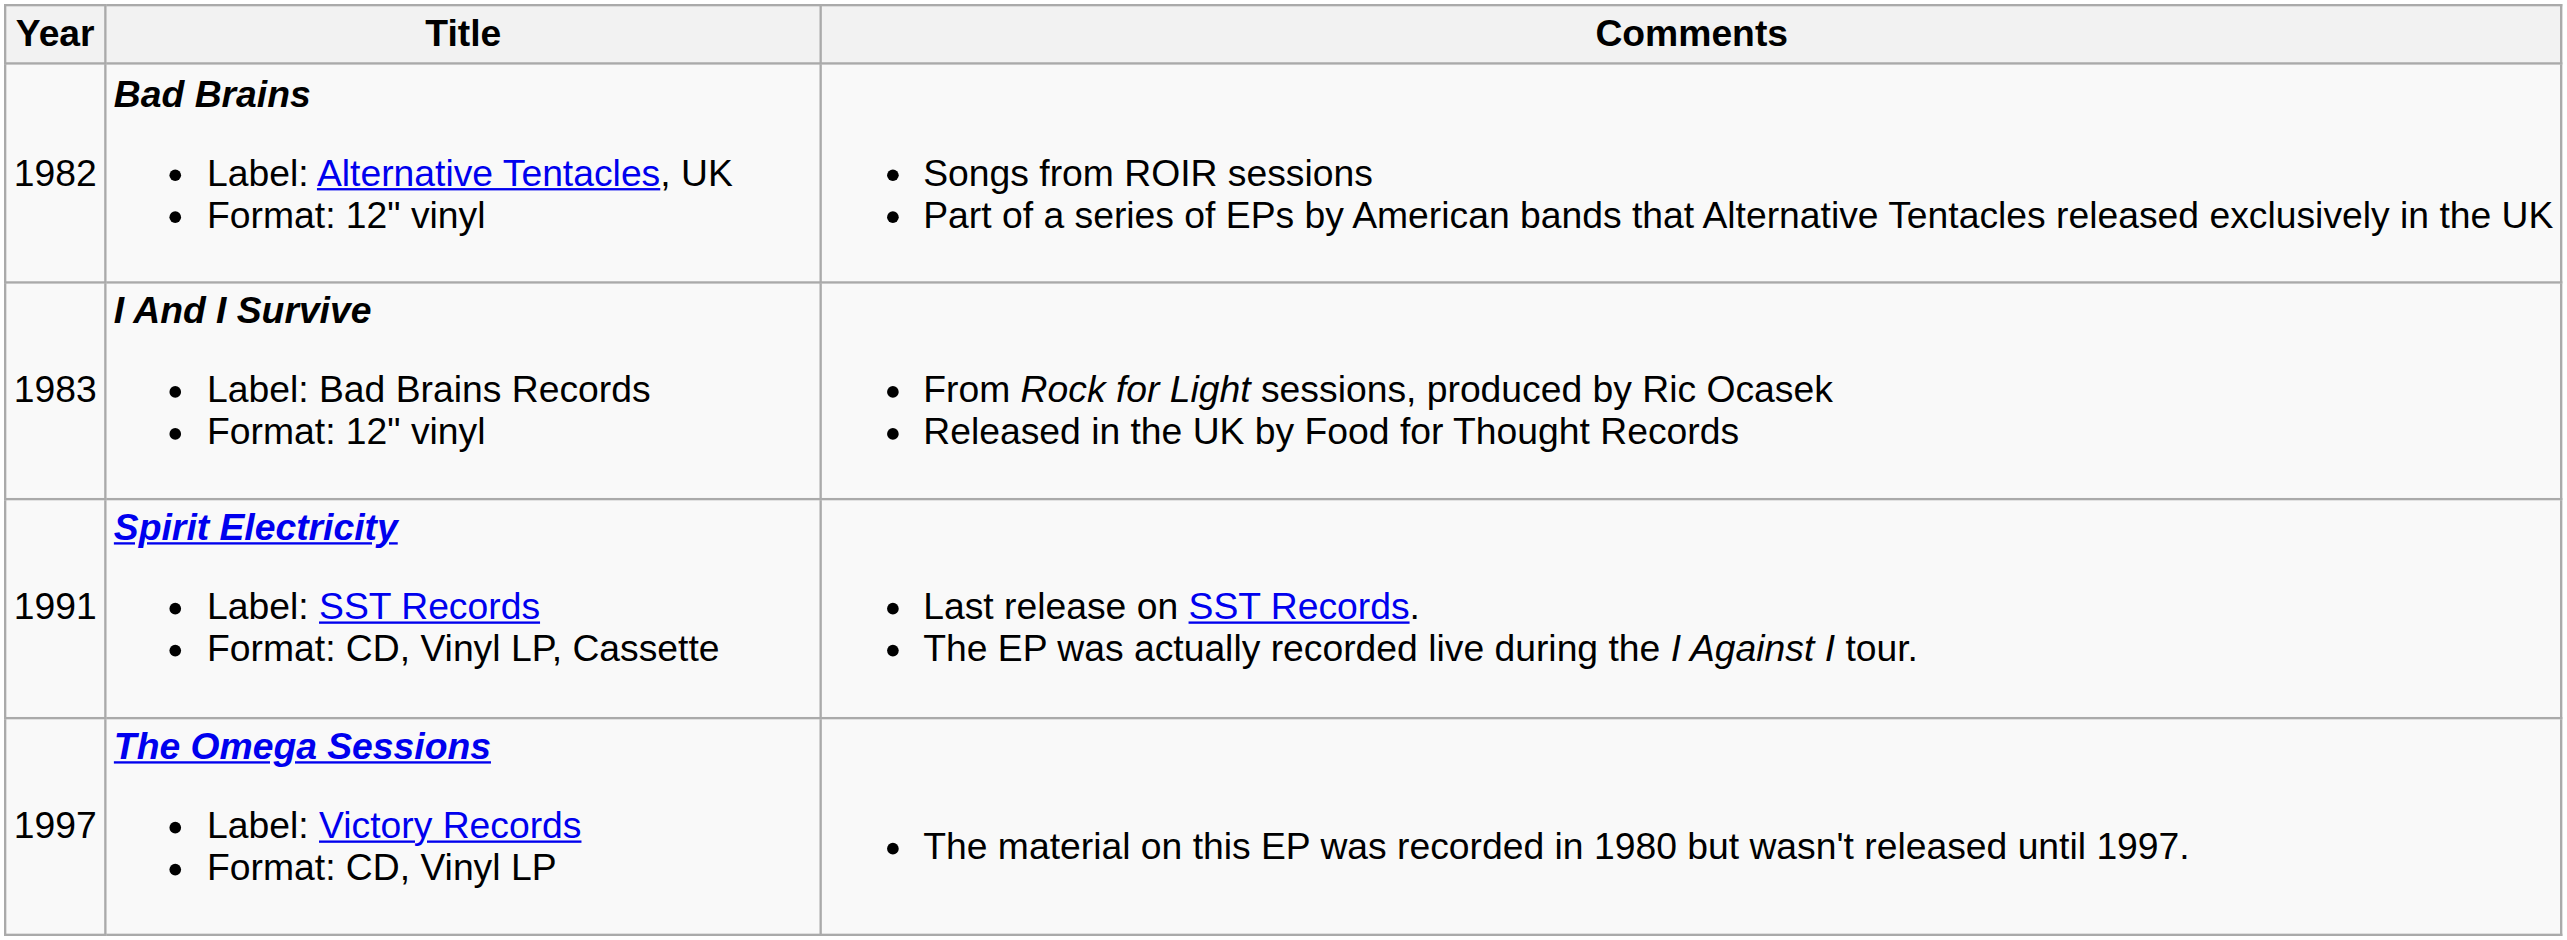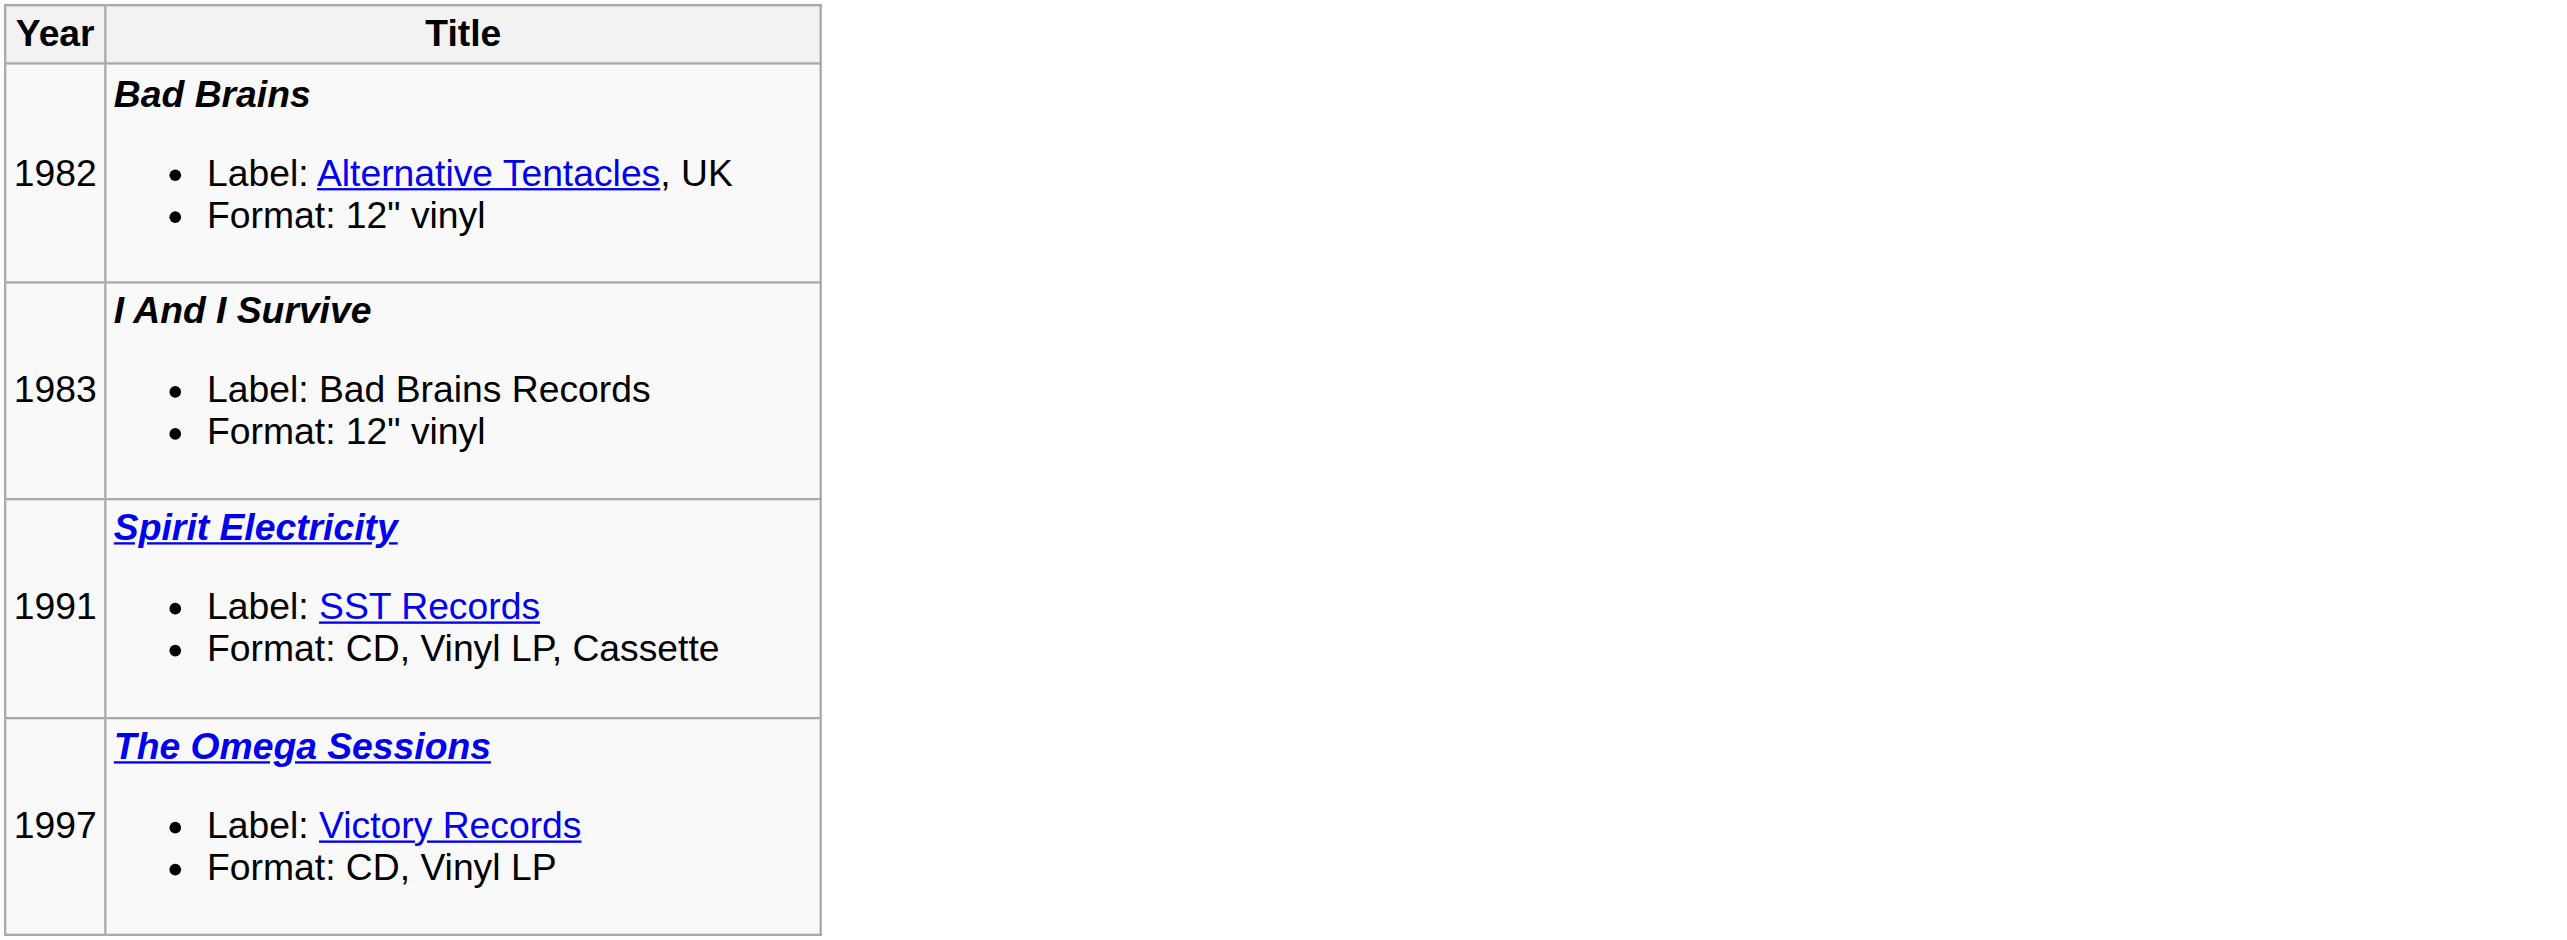- column: (1692, 34)
